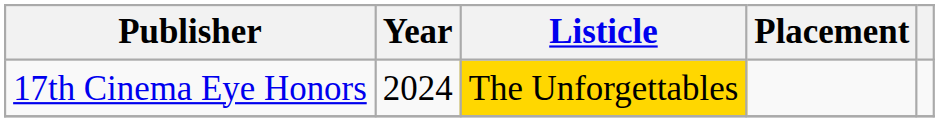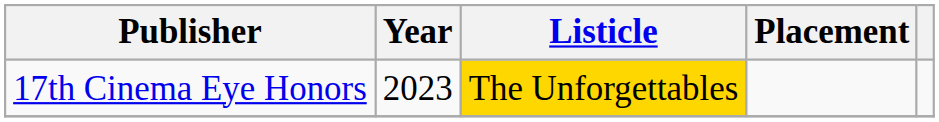(418, 87) 2024 -> (418, 87) 2023
